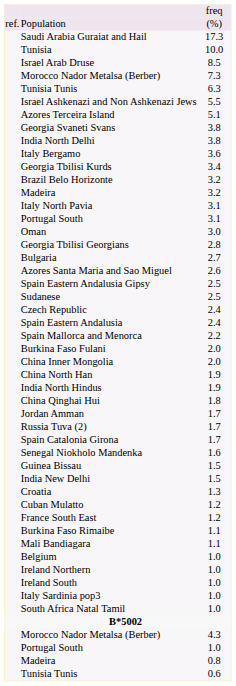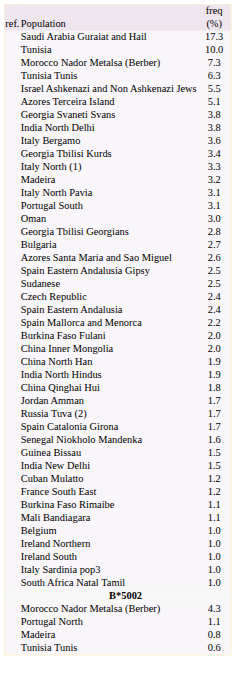- row: (57, 63)
+ row: (51, 167)
- row: (67, 180)
- row: (36, 492)
+ row: (52, 622)
- row: (52, 648)
